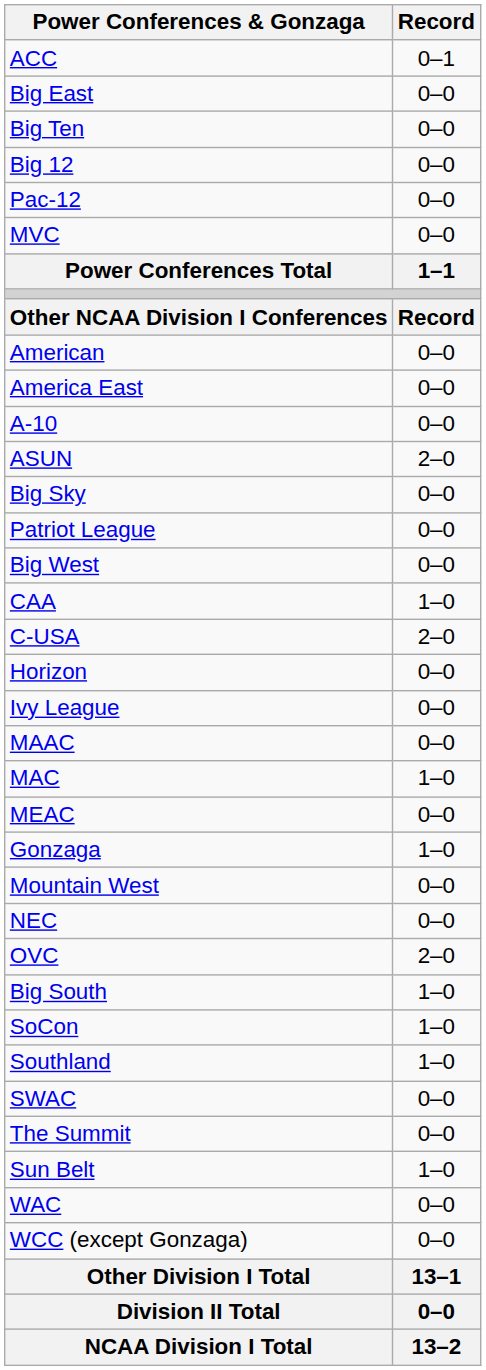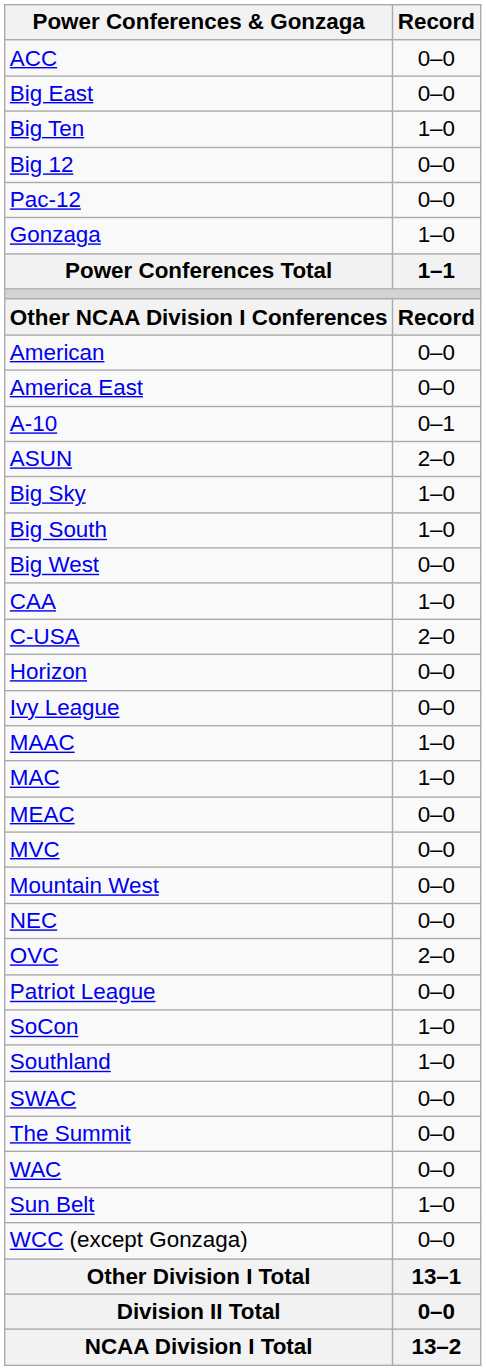(436, 57) 0–1 -> (436, 57) 0–0
(436, 128) 0–0 -> (436, 128) 1–0
rows swapped: (55, 849) <-> (35, 235)
(436, 423) 0–0 -> (436, 423) 0–1
(436, 494) 0–0 -> (436, 494) 1–0
rows swapped: (58, 991) <-> (83, 529)
(436, 743) 0–0 -> (436, 743) 1–0
rows swapped: (52, 1169) <-> (36, 1204)
